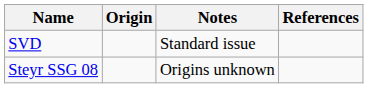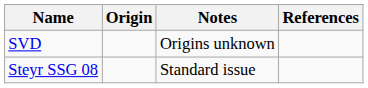(208, 43) Standard issue -> (217, 43) Origins unknown
(217, 69) Origins unknown -> (208, 69) Standard issue
